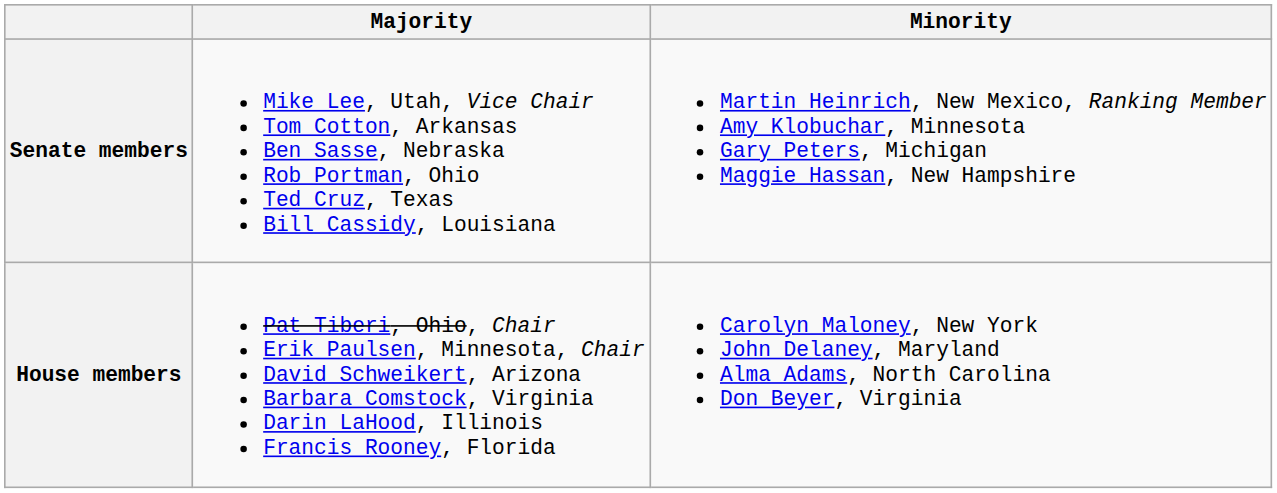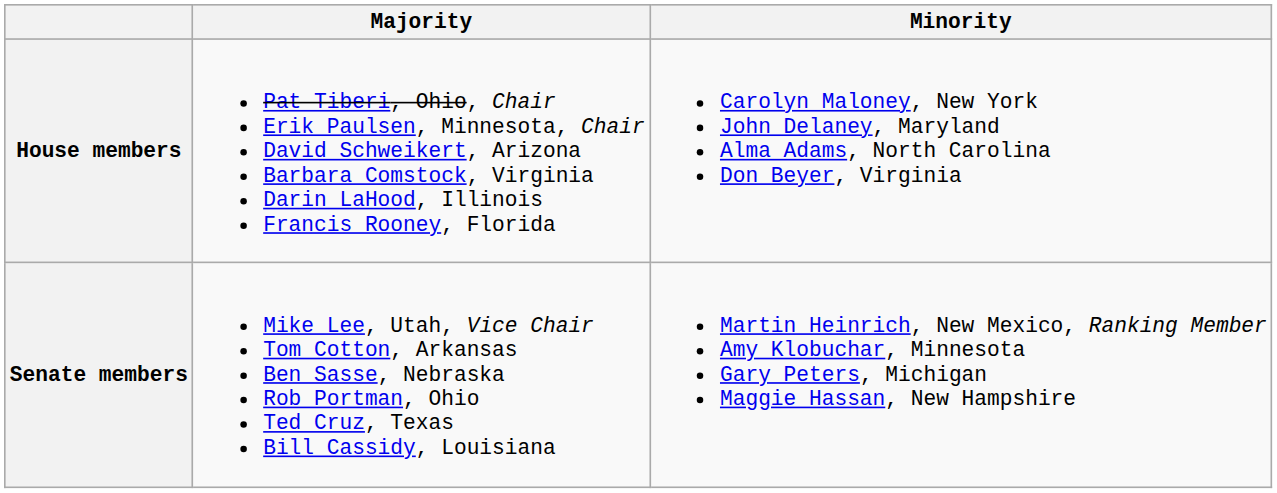rows swapped: (99, 151) <-> (99, 375)
